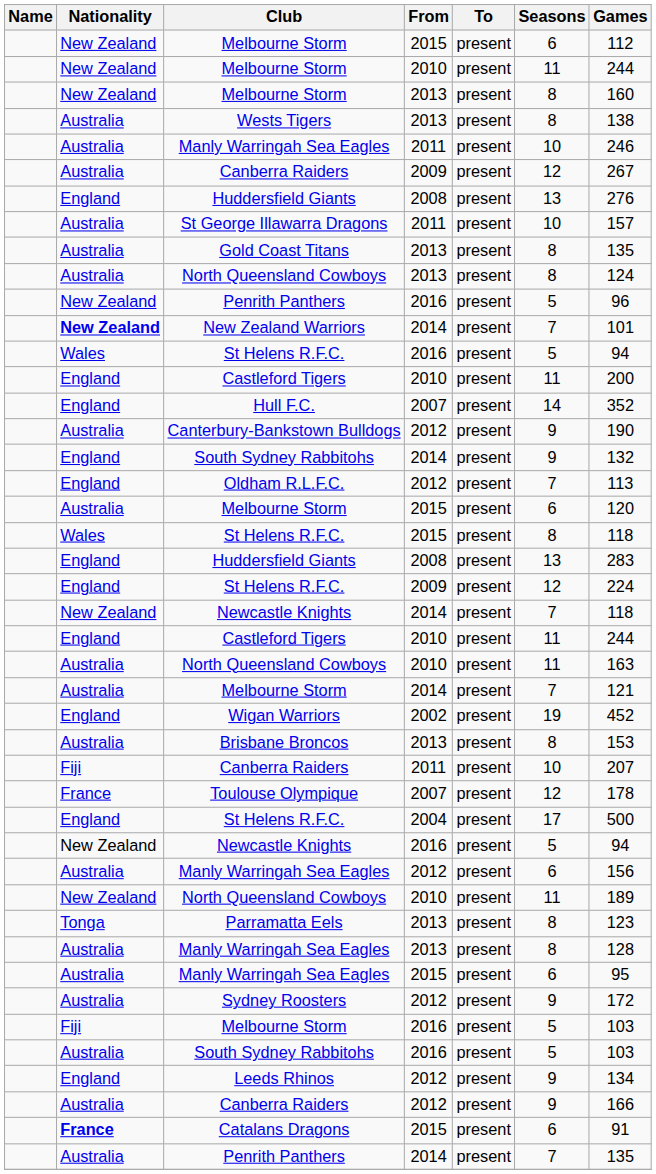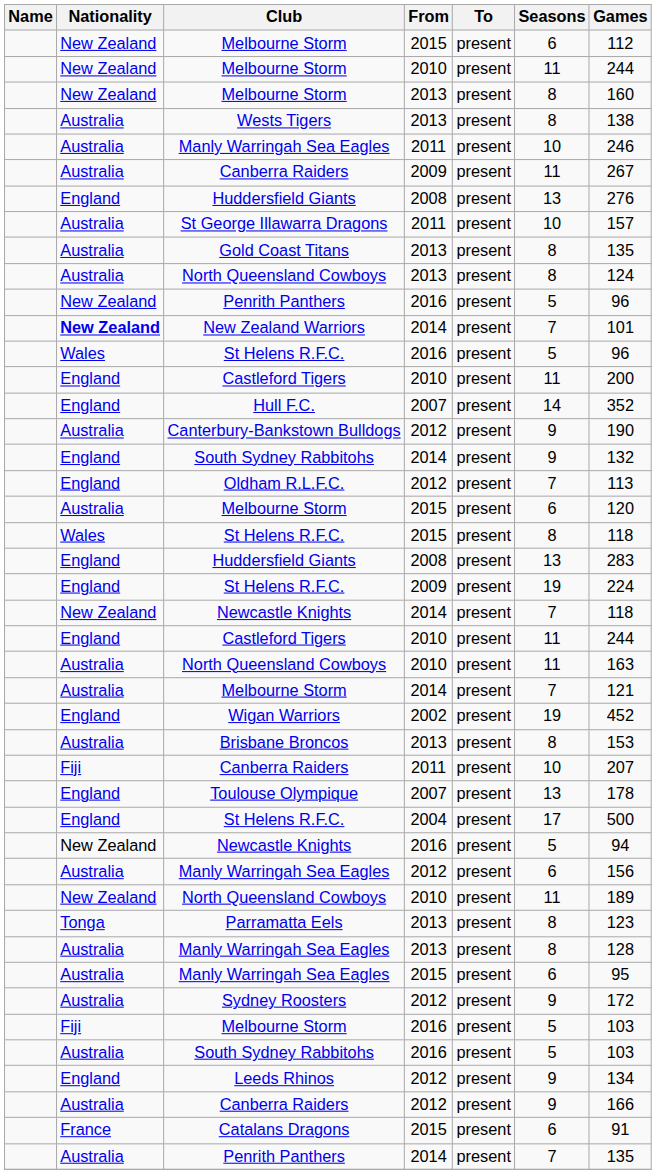(552, 172) 12 -> (552, 172) 11
(620, 353) 94 -> (620, 353) 96
(552, 586) 12 -> (552, 586) 19
(86, 793) France -> (90, 793) England
(552, 793) 12 -> (552, 793) 13
(87, 1130) bold -> (86, 1130) normal
